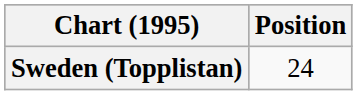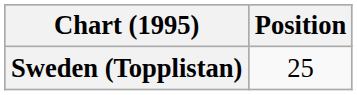(300, 67) 24 -> (300, 67) 25
